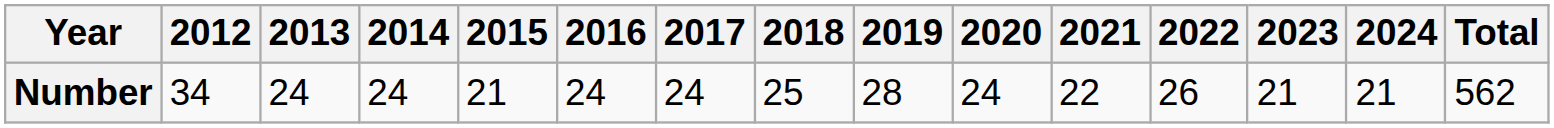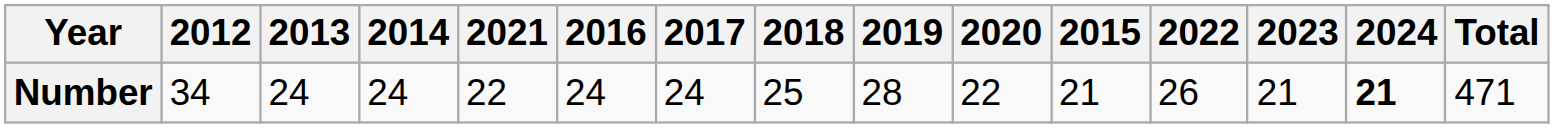columns swapped: (507, 33) <-> (1100, 33)
(981, 92) 24 -> (981, 92) 22
(1376, 92) normal -> (1376, 92) bold
(1485, 92) 562 -> (1485, 92) 471
